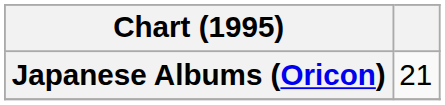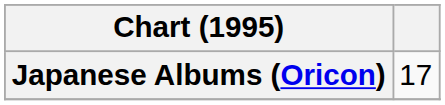(416, 74) 21 -> (416, 74) 17
